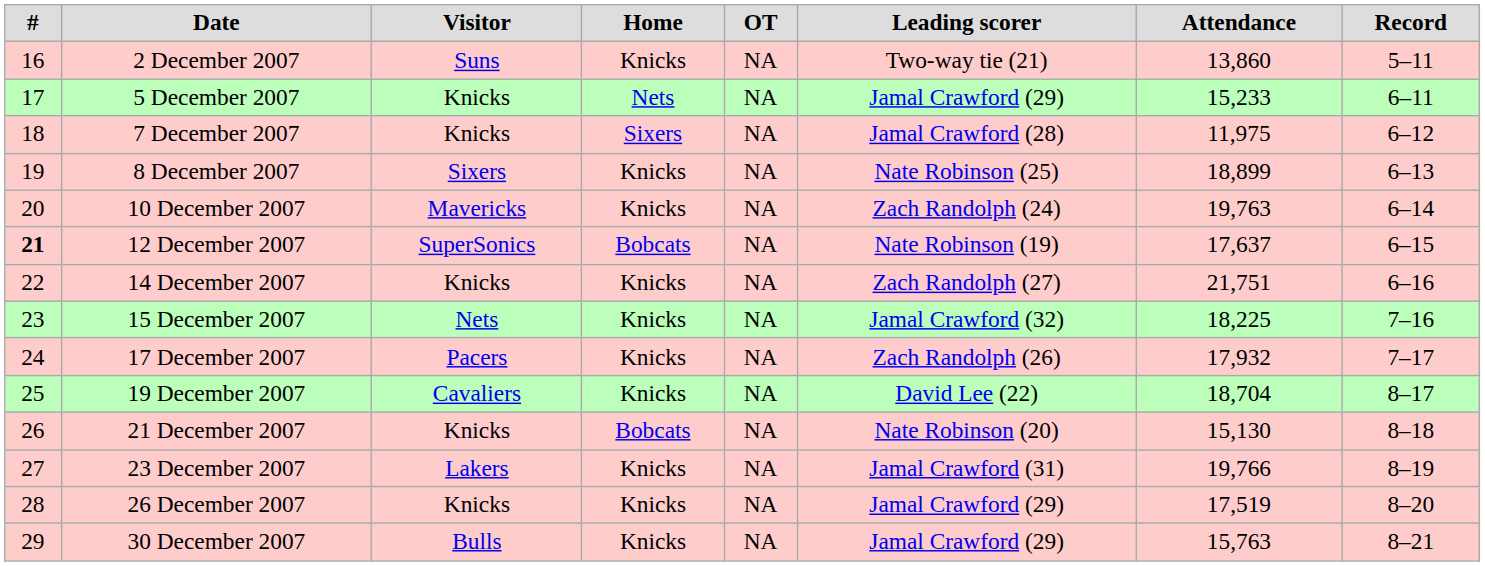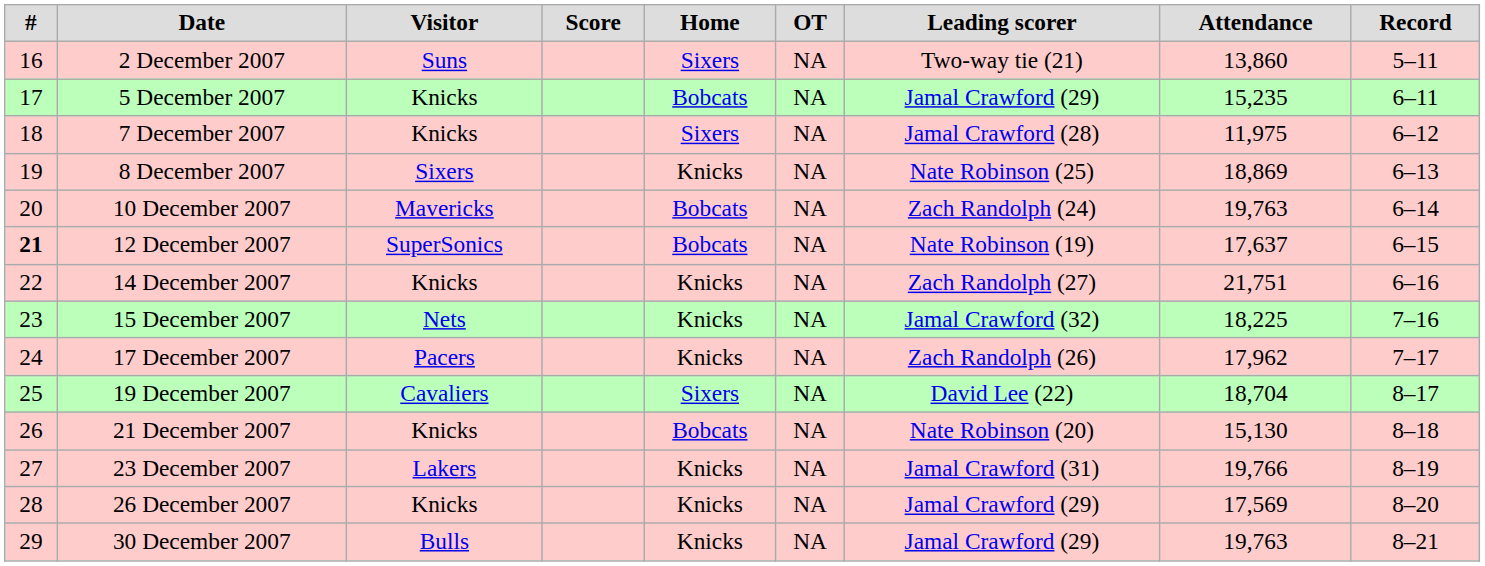+ column: (593, 23)
(653, 60) Knicks -> (710, 60) Sixers
(653, 97) Nets -> (710, 97) Bobcats
(1239, 97) 15,233 -> (1255, 97) 15,235
(1239, 171) 18,899 -> (1255, 171) 18,869
(653, 208) Knicks -> (710, 208) Bobcats
(1239, 356) 17,932 -> (1255, 356) 17,962
(653, 393) Knicks -> (710, 393) Sixers
(1239, 504) 17,519 -> (1255, 504) 17,569
(1239, 541) 15,763 -> (1255, 541) 19,763
